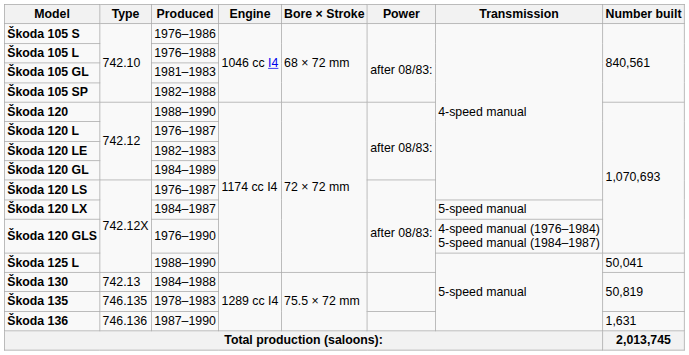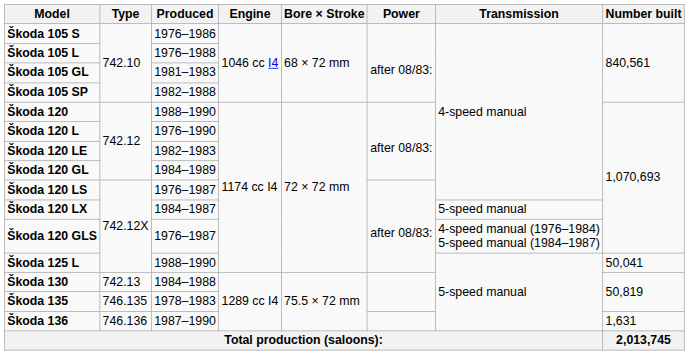(185, 131) 1976–1987 -> (185, 131) 1976–1990
(185, 236) 1976–1990 -> (185, 236) 1976–1987
